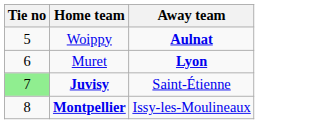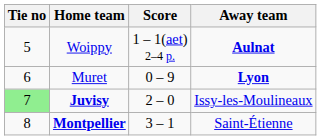+ column: (160, 15)
(192, 84) Saint-Étienne -> (253, 100) Issy-les-Moulineaux
(192, 107) Issy-les-Moulineaux -> (253, 123) Saint-Étienne
